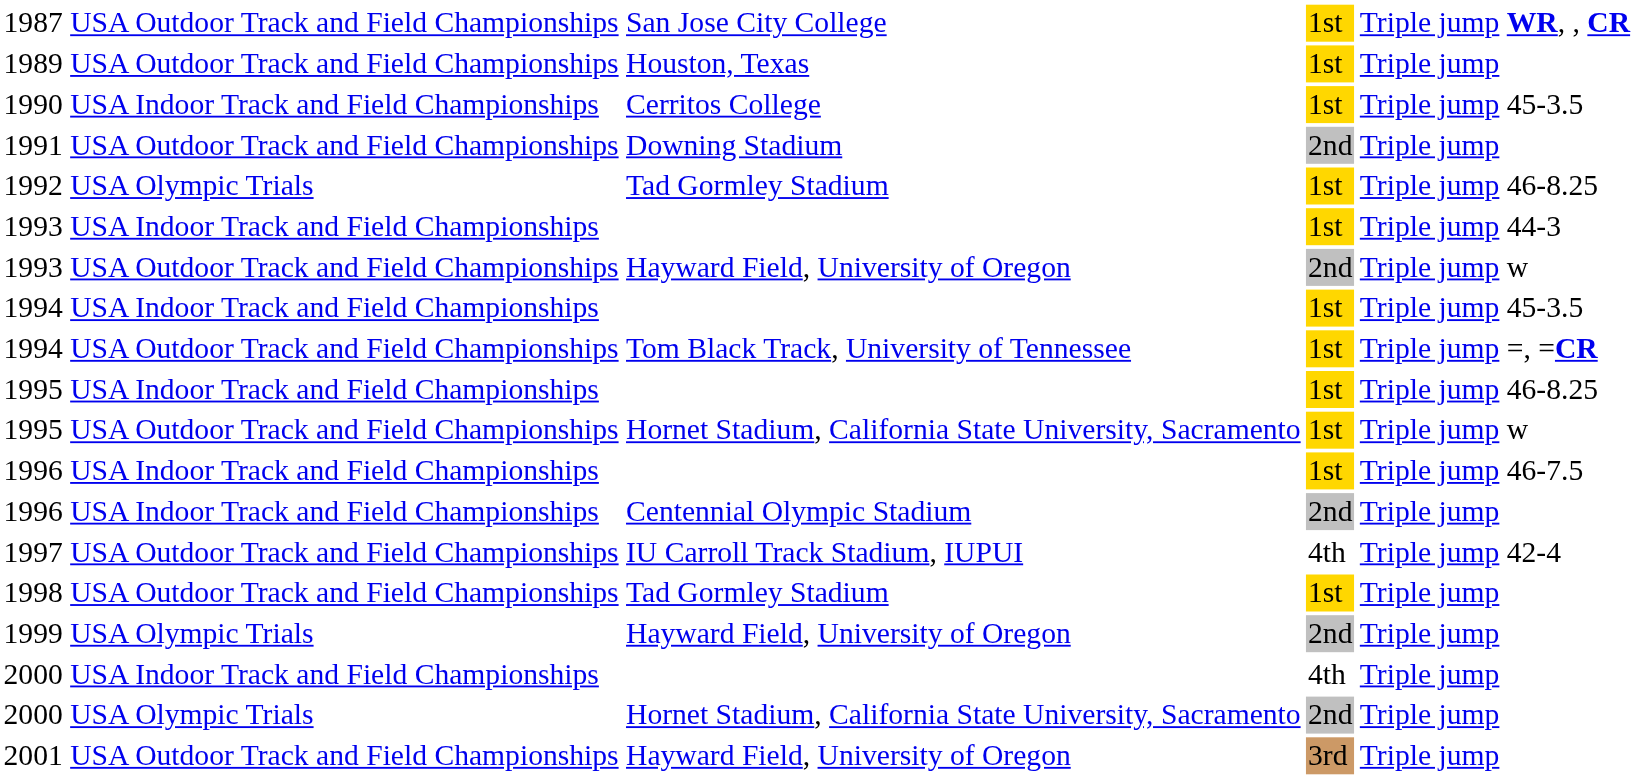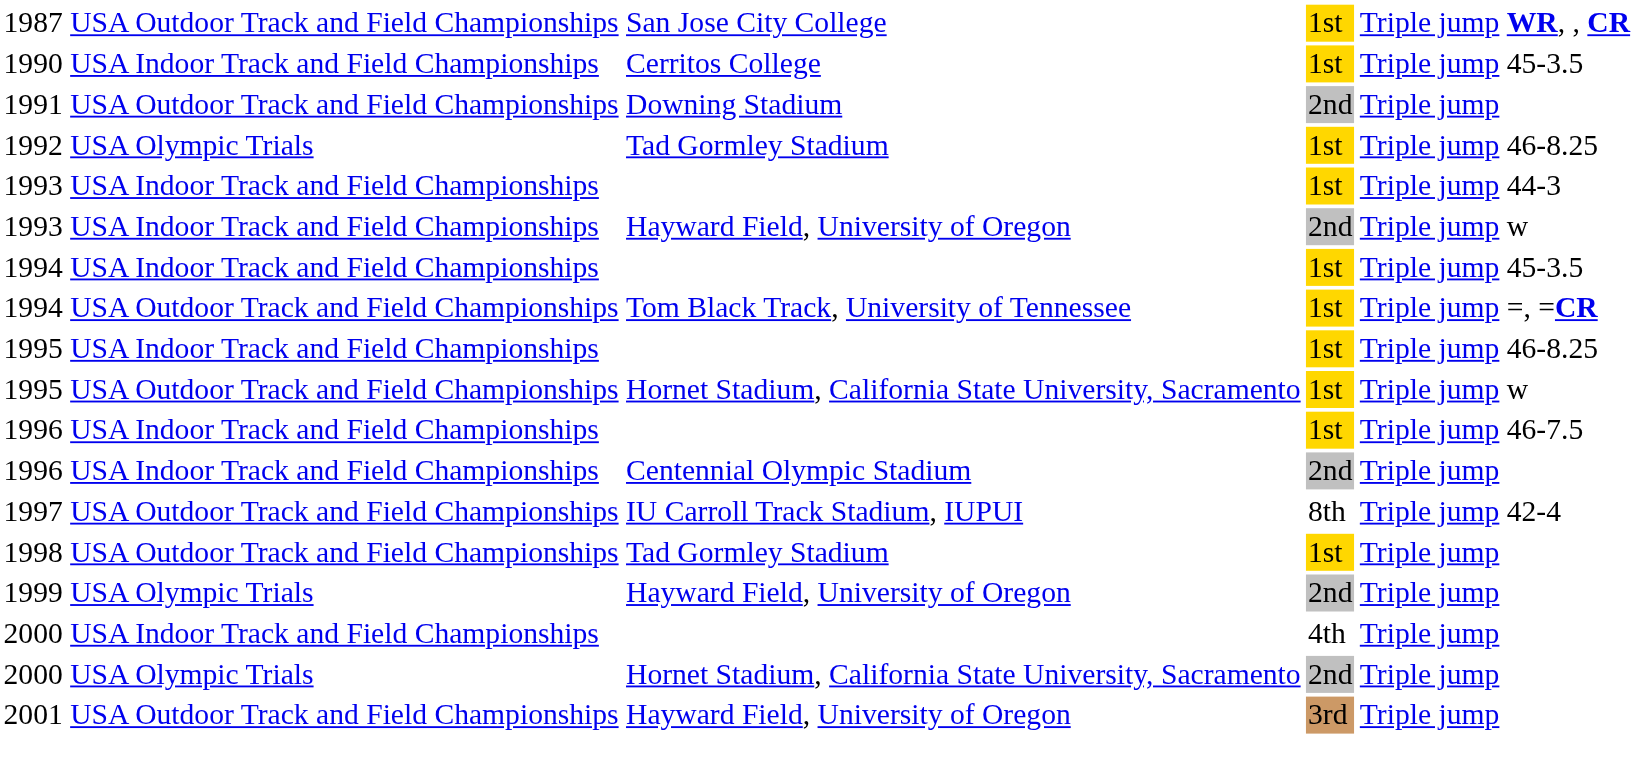- row: (33, 63)
(344, 266) USA Outdoor Track and Field Championships -> (335, 226) USA Indoor Track and Field Championships
(1327, 551) 4th -> (1327, 511) 8th
